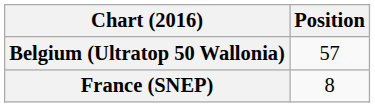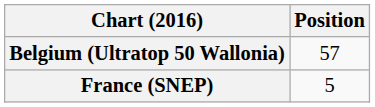(330, 85) 8 -> (330, 85) 5
